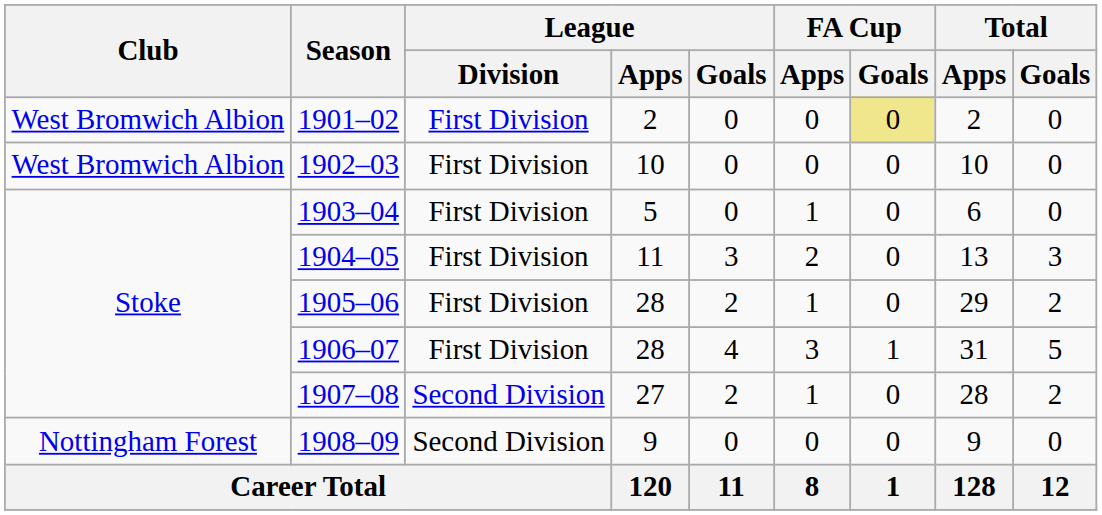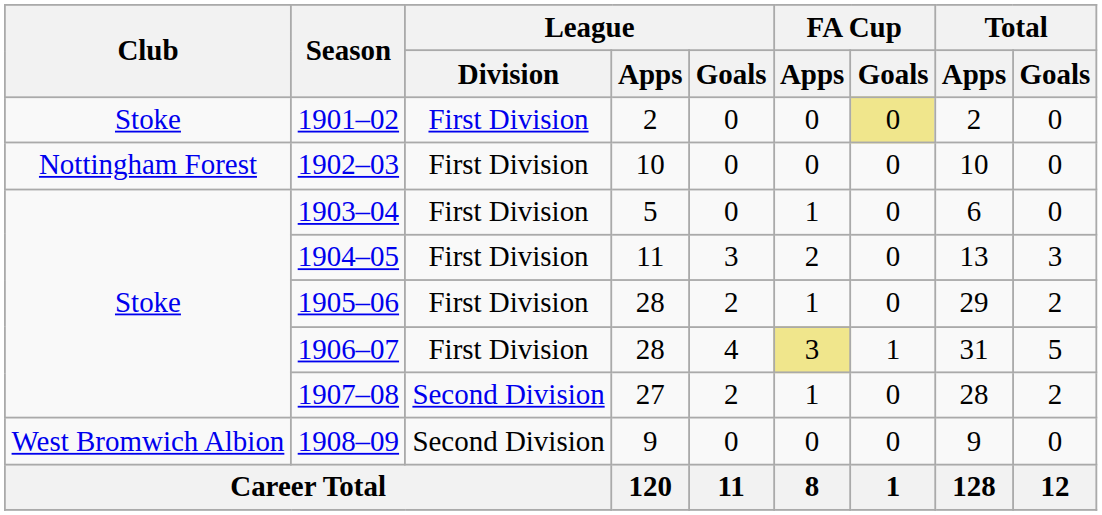(148, 119) West Bromwich Albion -> (148, 119) Stoke
(148, 165) West Bromwich Albion -> (148, 165) Nottingham Forest
(812, 348) no background -> (812, 348) khaki background
(148, 440) Nottingham Forest -> (148, 440) West Bromwich Albion
